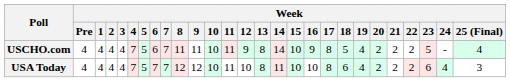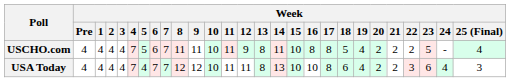(279, 49) 14 -> (279, 49) 11
(312, 49) 9 -> (312, 49) 8
(144, 67) 5 -> (144, 67) 4
(246, 67) 10 -> (246, 67) 11
(279, 67) 11 -> (279, 67) 13
(412, 67) 2 -> (412, 67) 3
